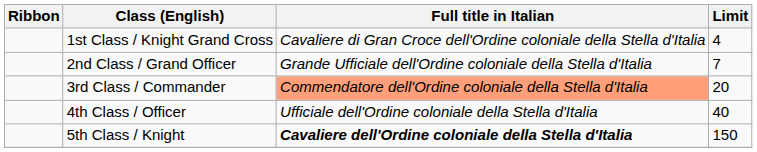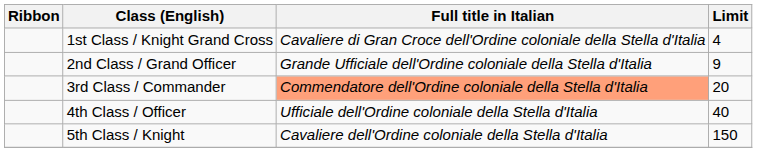(717, 64) 7 -> (717, 64) 9
(456, 135) bold -> (444, 135) normal
